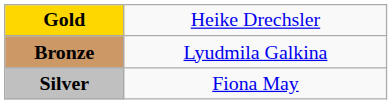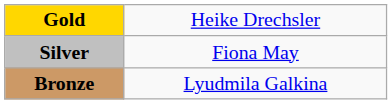rows swapped: (64, 83) <-> (64, 51)
